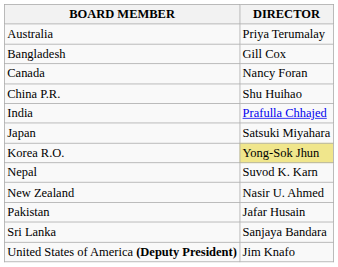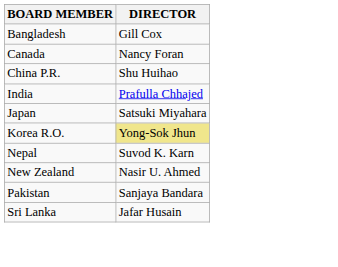- row: (30, 34)
(274, 212) Jafar Husain -> (161, 192) Sanjaya Bandara
(285, 232) Sanjaya Bandara -> (150, 212) Jafar Husain
- row: (122, 251)
